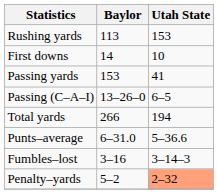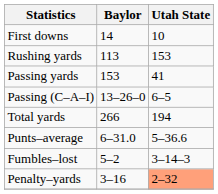rows swapped: (38, 55) <-> (45, 35)
(113, 158) 3–16 -> (110, 158) 5–2
(110, 179) 5–2 -> (113, 179) 3–16
